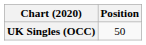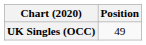(120, 31) 50 -> (120, 31) 49
